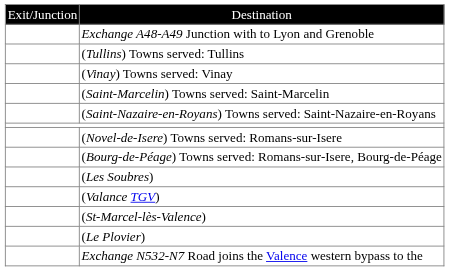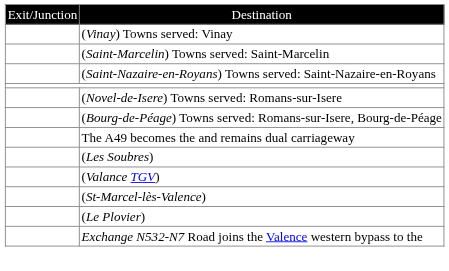- row: (228, 34)
- row: (163, 53)
+ row: (218, 137)
